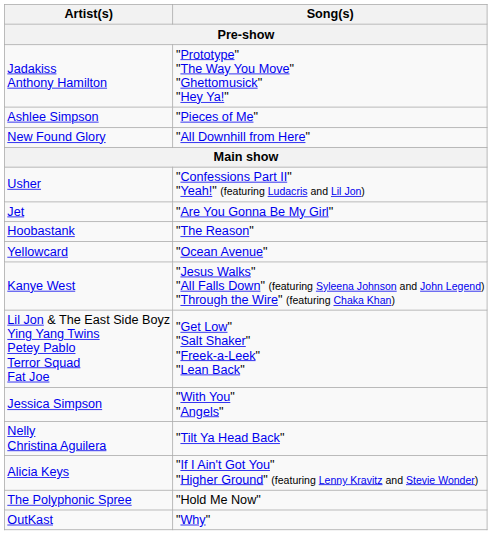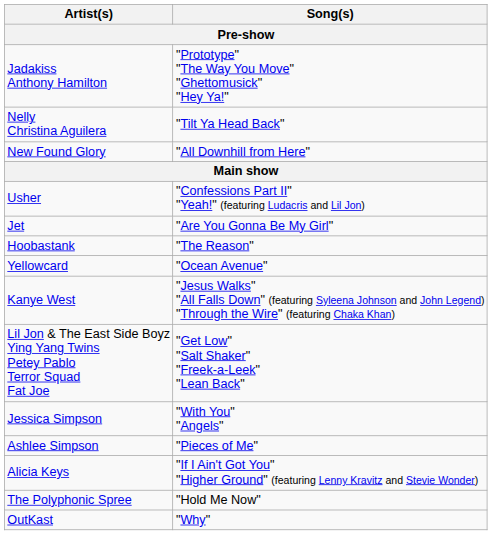rows swapped: (53, 117) <-> (57, 438)
